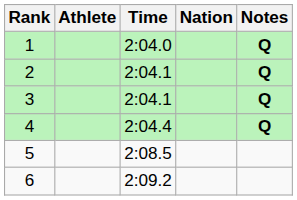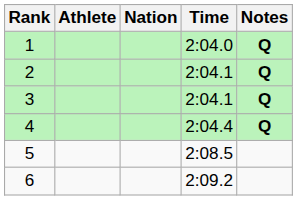columns swapped: (206, 18) <-> (148, 18)
